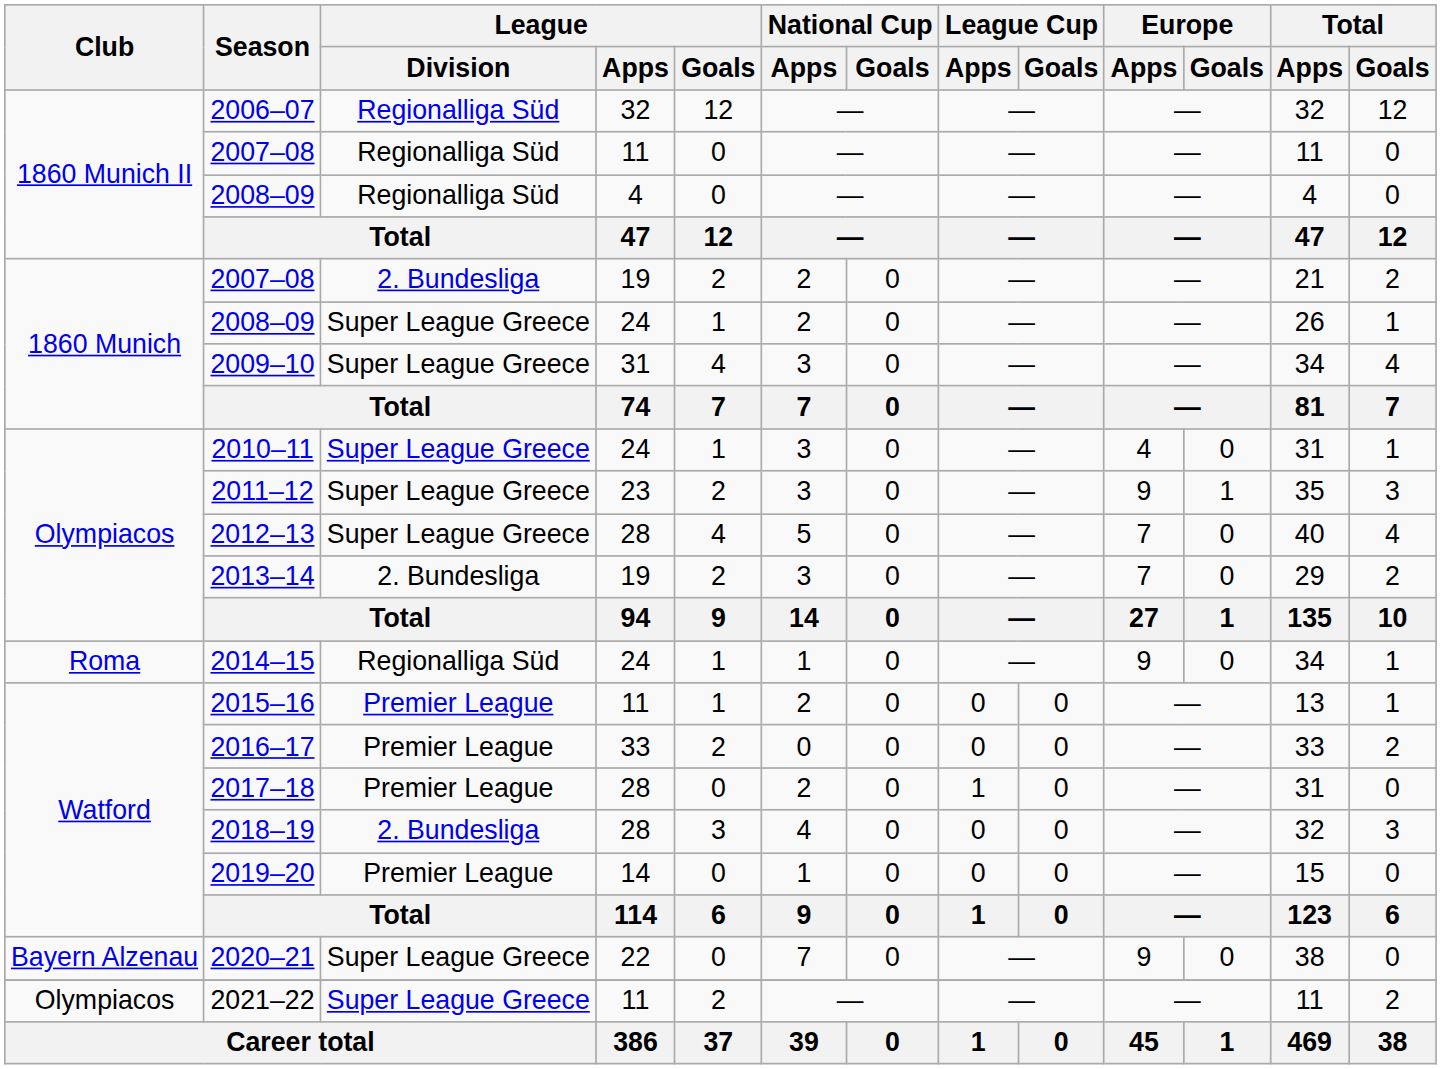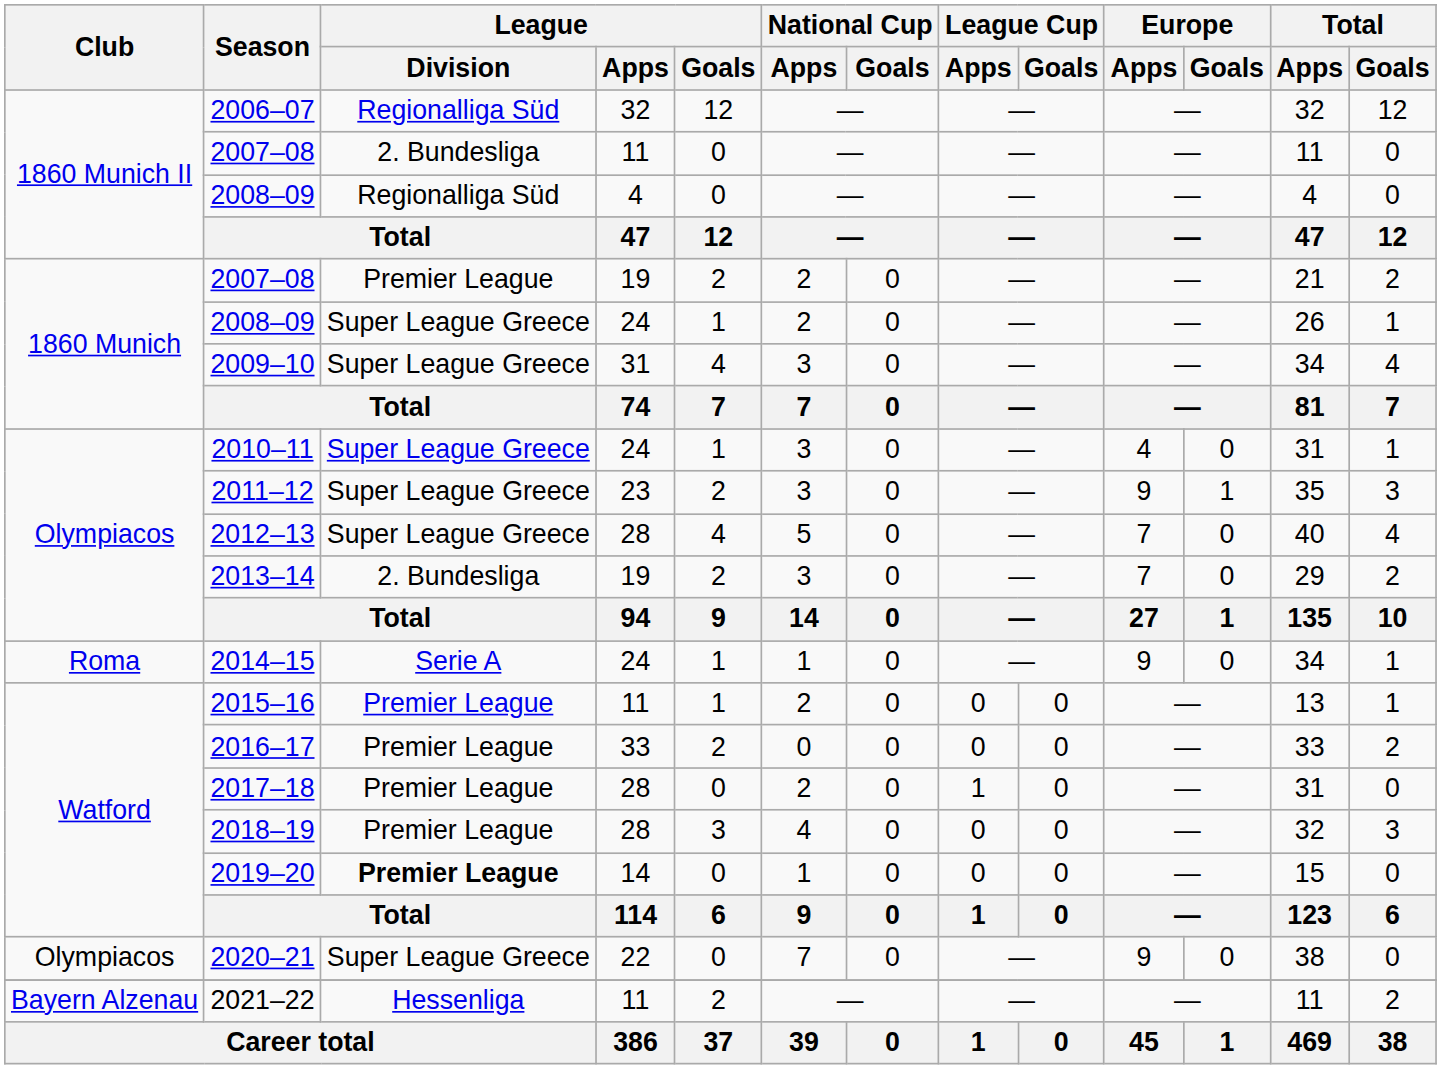(458, 152) Regionalliga Süd -> (458, 152) 2. Bundesliga
(458, 279) 2. Bundesliga -> (458, 279) Premier League
(458, 661) Regionalliga Süd -> (458, 661) Serie A
(458, 830) 2. Bundesliga -> (458, 830) Premier League
(458, 873) normal -> (458, 873) bold
(105, 957) Bayern Alzenau -> (105, 957) Olympiacos
(105, 1000) Olympiacos -> (105, 1000) Bayern Alzenau
(458, 1000) Super League Greece -> (458, 1000) Hessenliga
